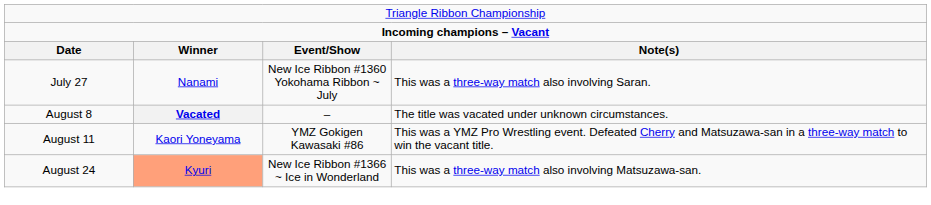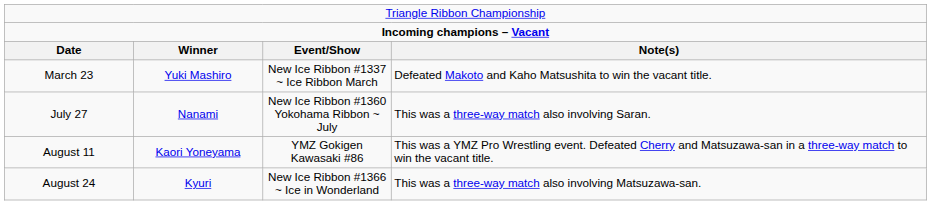+ row: (69, 75)
- row: (69, 114)
(198, 170) lightsalmon background -> (198, 184) no background
